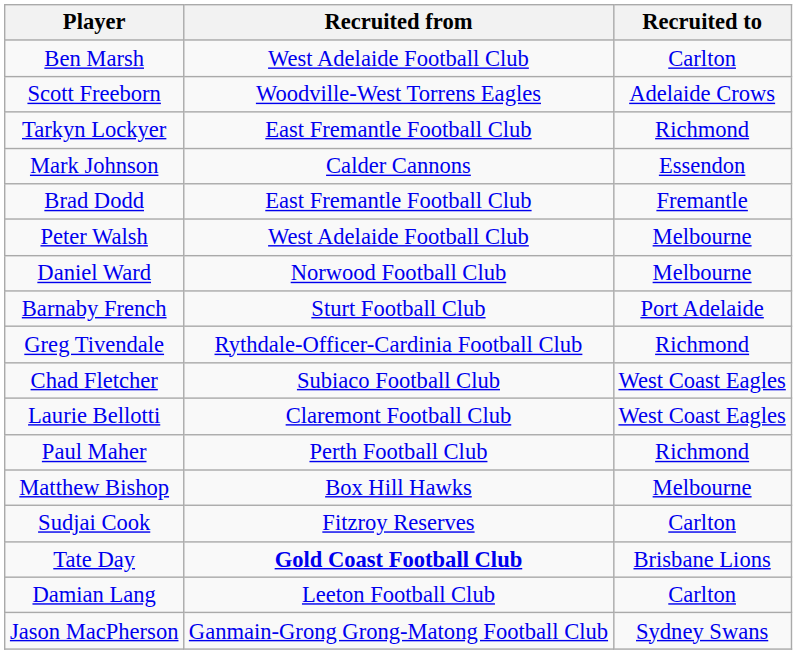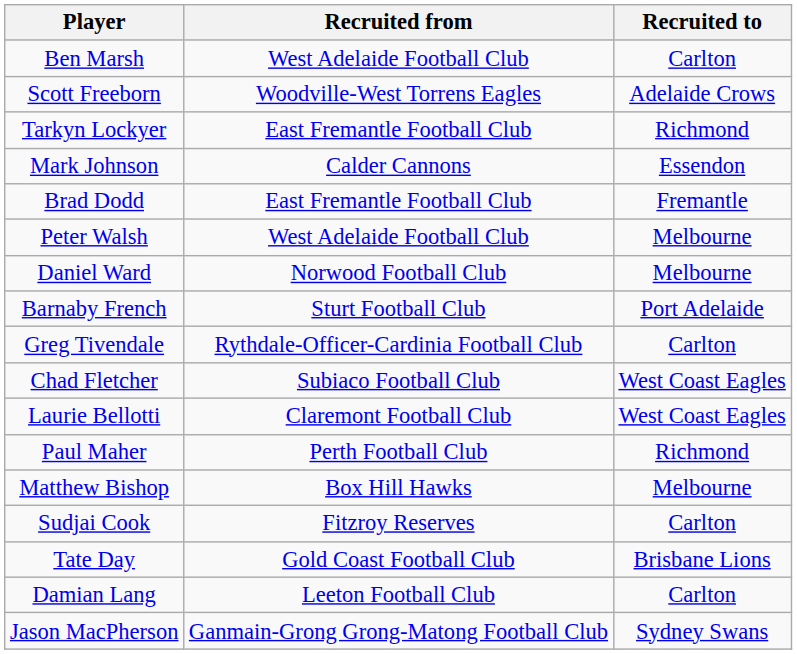(702, 344) Richmond -> (702, 344) Carlton
(398, 559) bold -> (398, 559) normal
